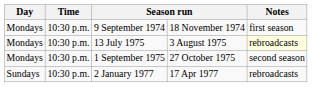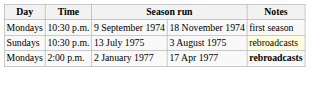(25, 43) Mondays -> (23, 43) Sundays
- row: (129, 58)
(23, 74) Sundays -> (25, 58) Mondays
(68, 74) 10:30 p.m. -> (66, 58) 2:00 p.m.
(274, 74) normal -> (276, 58) bold
